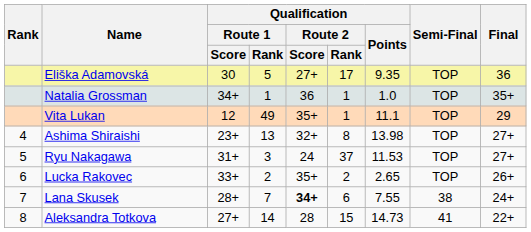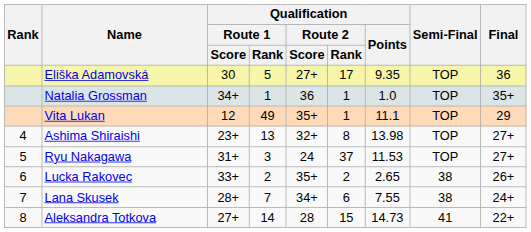(445, 177) TOP -> (445, 177) 38
(307, 197) bold -> (307, 197) normal
